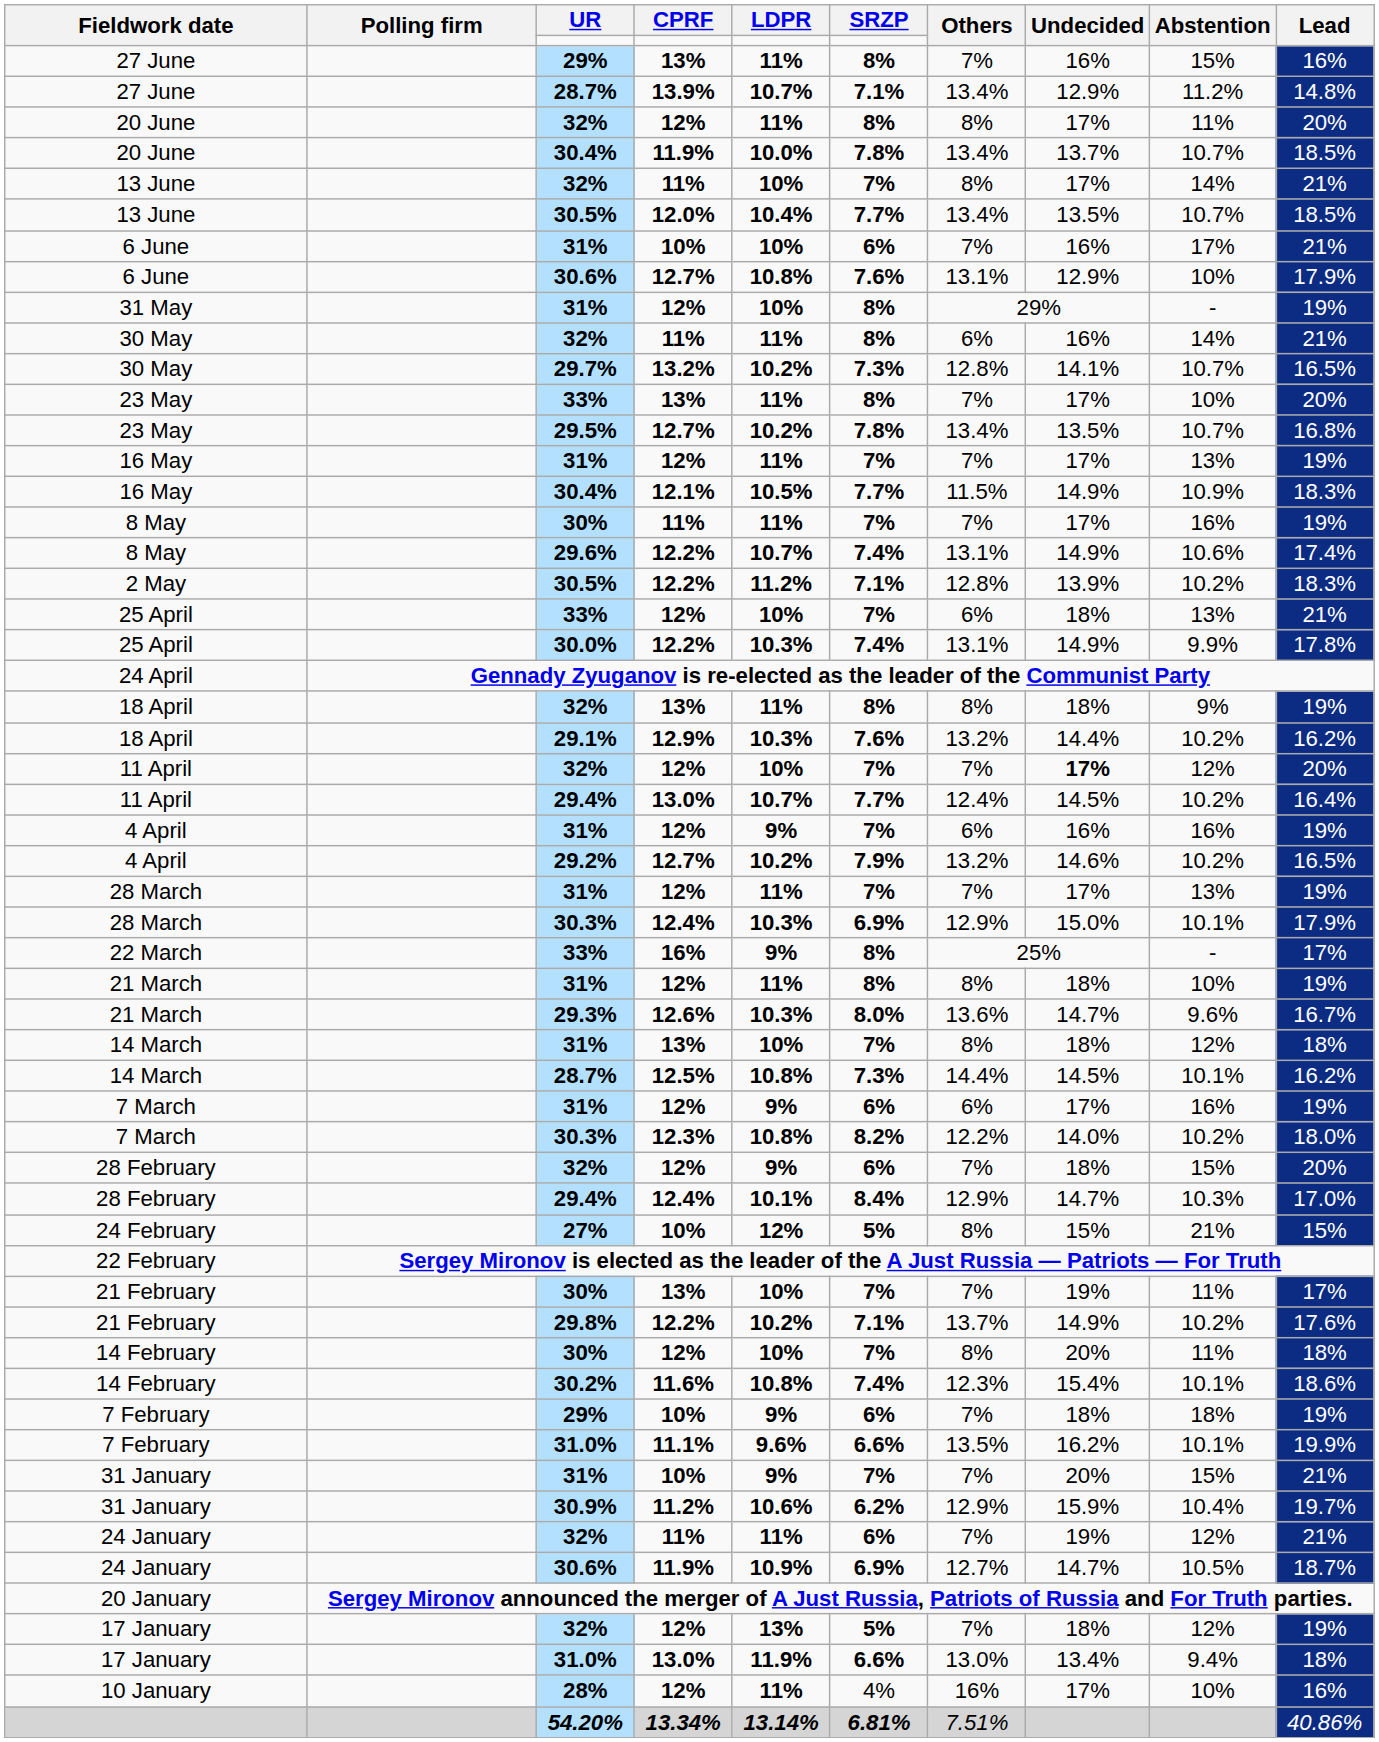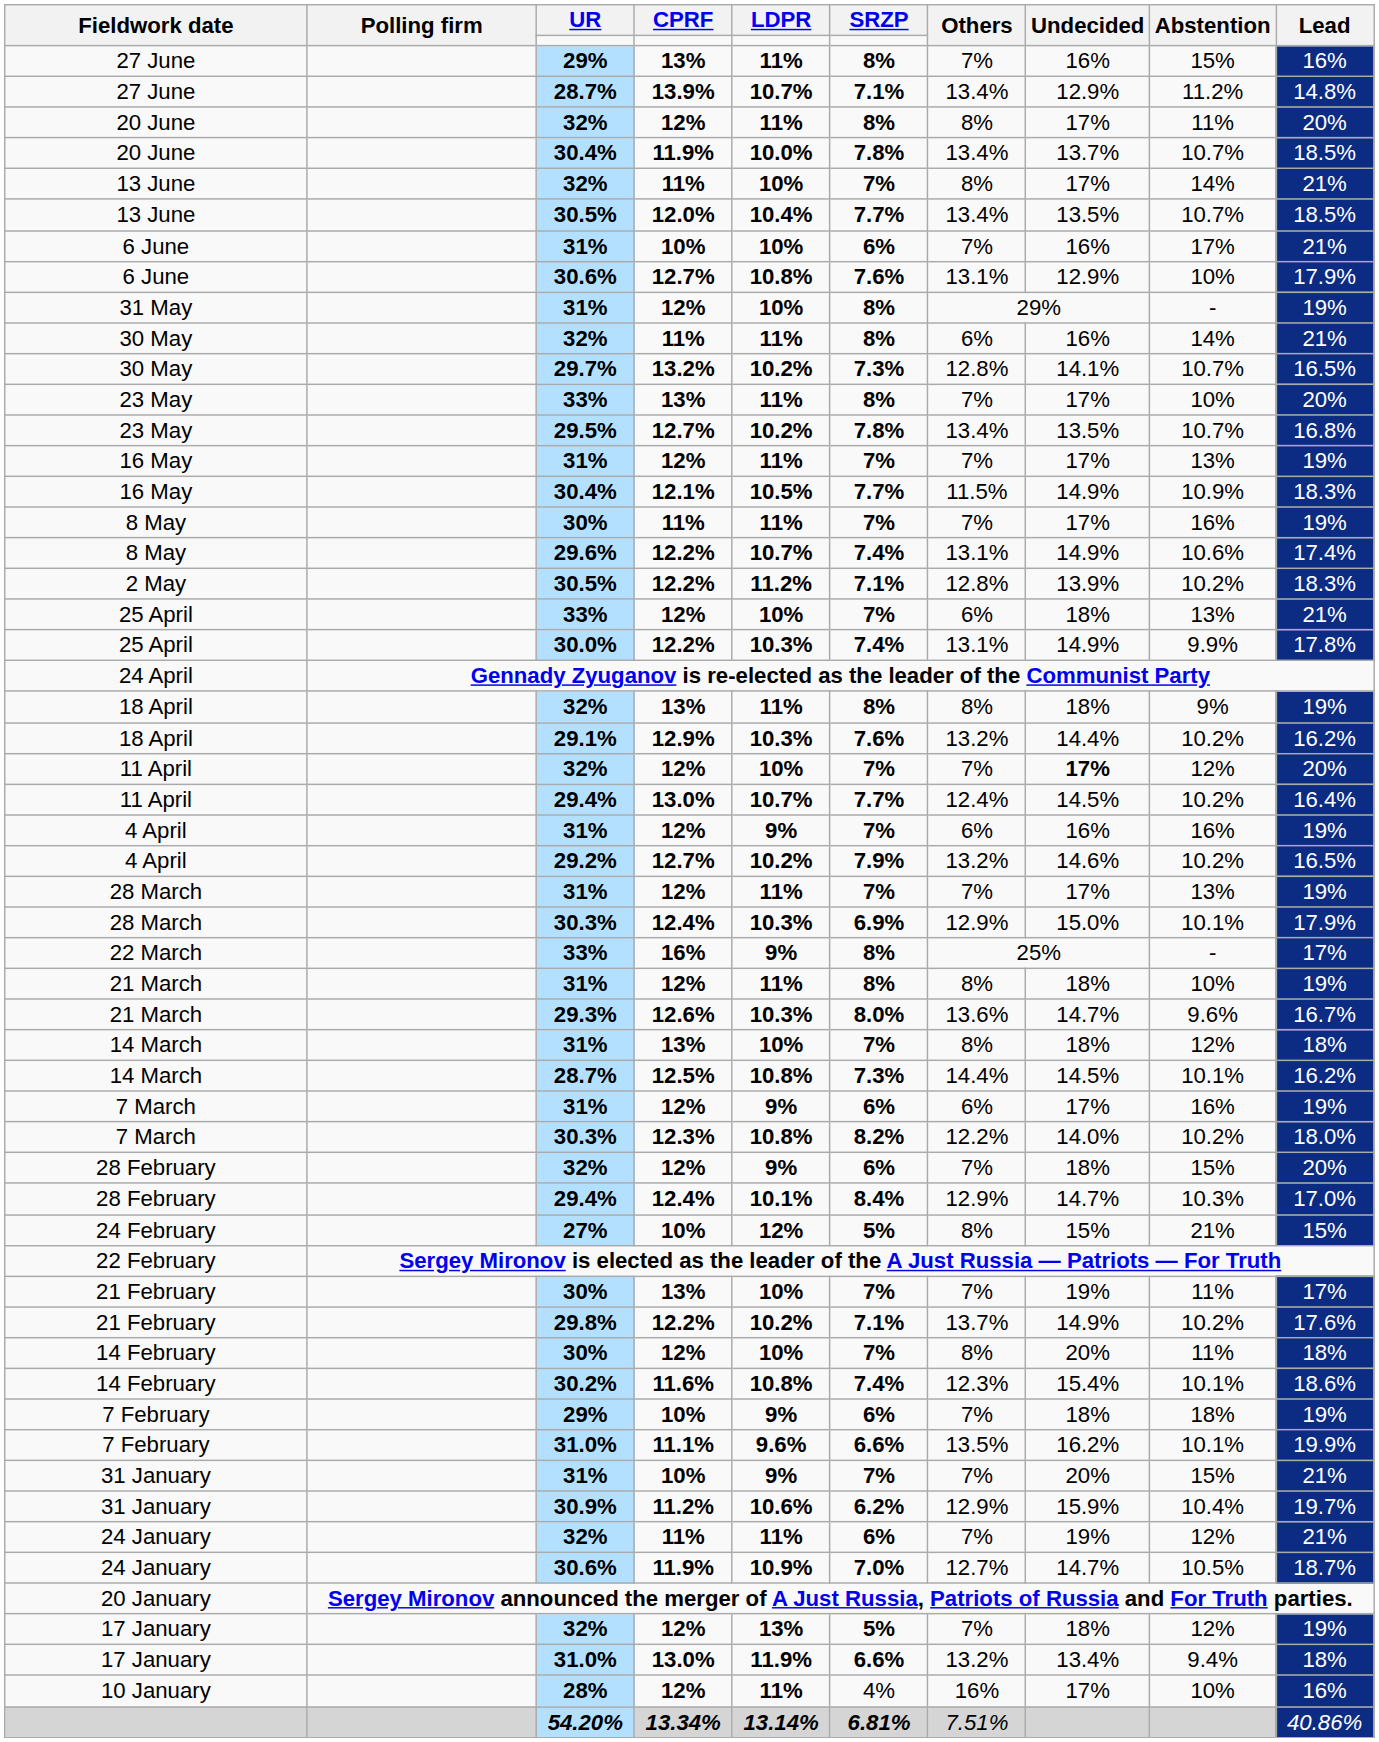(879, 1567) 6.9% -> (879, 1567) 7.0%
(977, 1660) 13.0% -> (977, 1660) 13.2%
